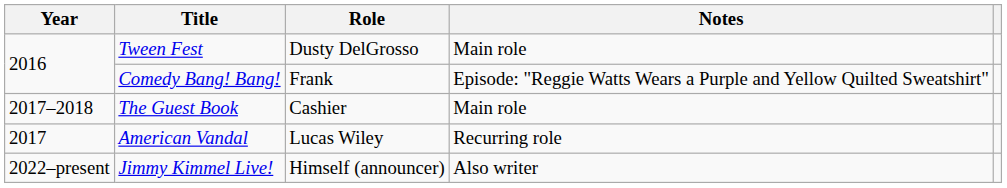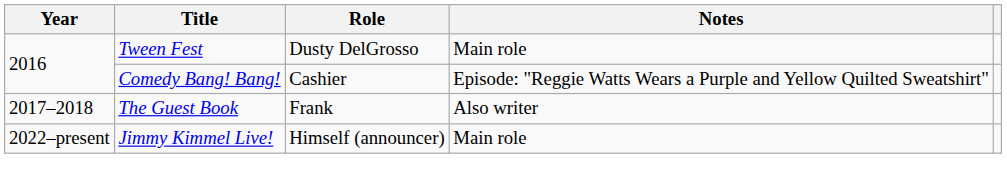(311, 78) Frank -> (318, 78) Cashier
(318, 108) Cashier -> (311, 108) Frank
(490, 108) Main role -> (496, 108) Also writer
- row: (183, 138)
(496, 167) Also writer -> (490, 138) Main role
